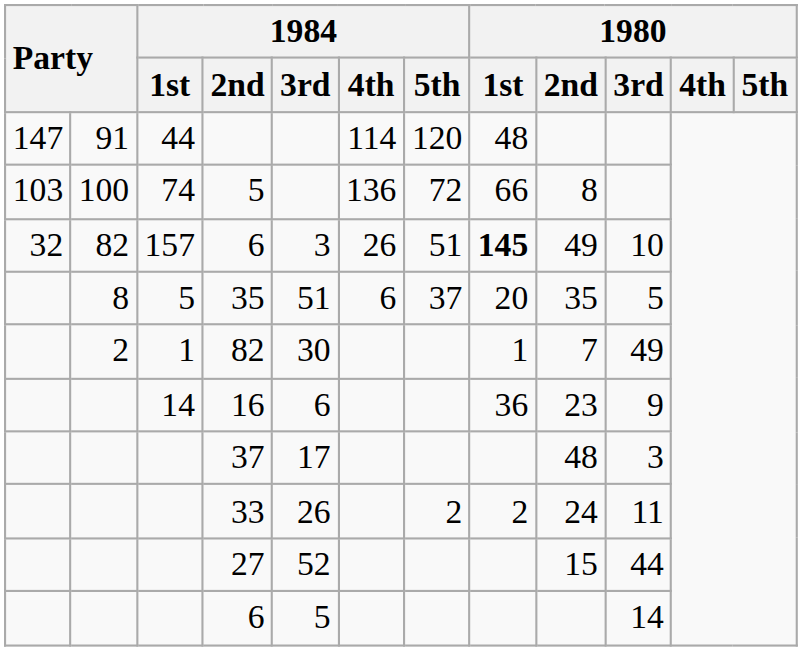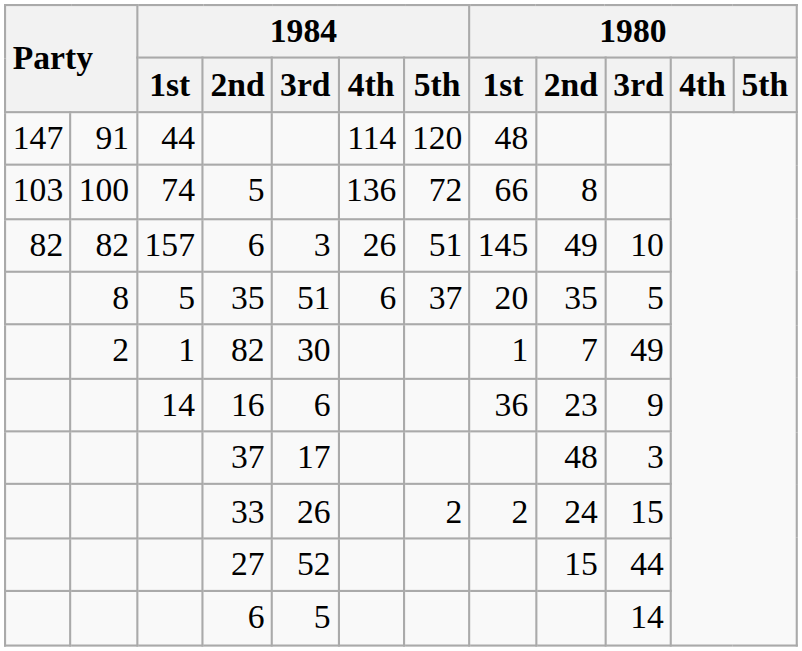(46, 244) 32 -> (46, 244) 82
(503, 244) bold -> (503, 244) normal
(648, 510) 11 -> (647, 510) 15
